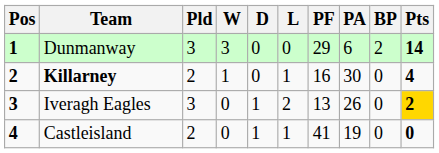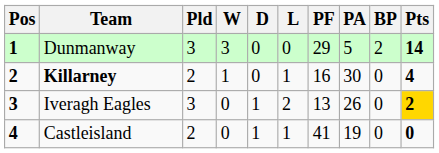(348, 48) 6 -> (348, 48) 5
